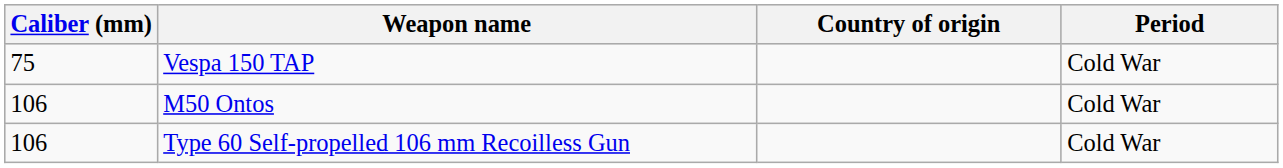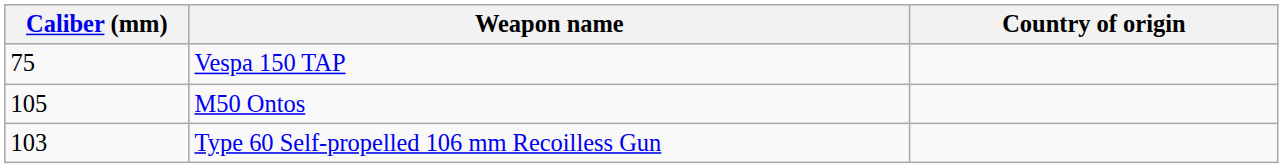- column: (1170, 23)
(29, 102) 106 -> (29, 102) 105
(29, 142) 106 -> (29, 142) 103
